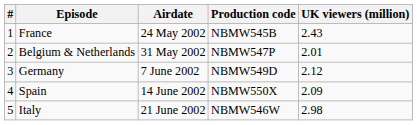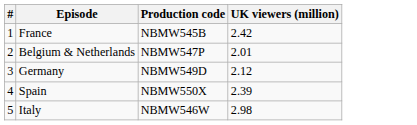- column: (173, 14)
(312, 33) 2.43 -> (241, 33) 2.42
(312, 91) 2.09 -> (241, 91) 2.39
